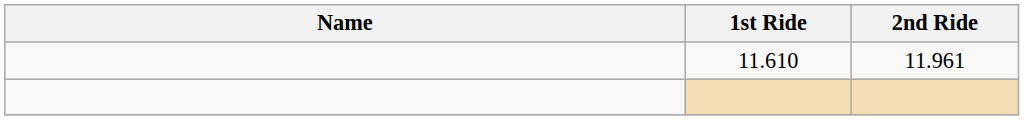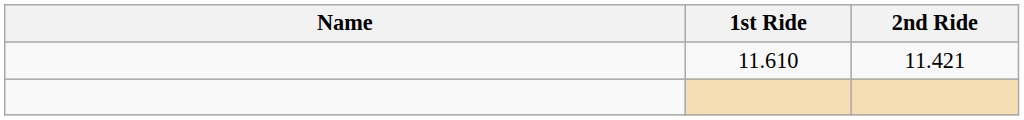(935, 60) 11.961 -> (935, 60) 11.421
